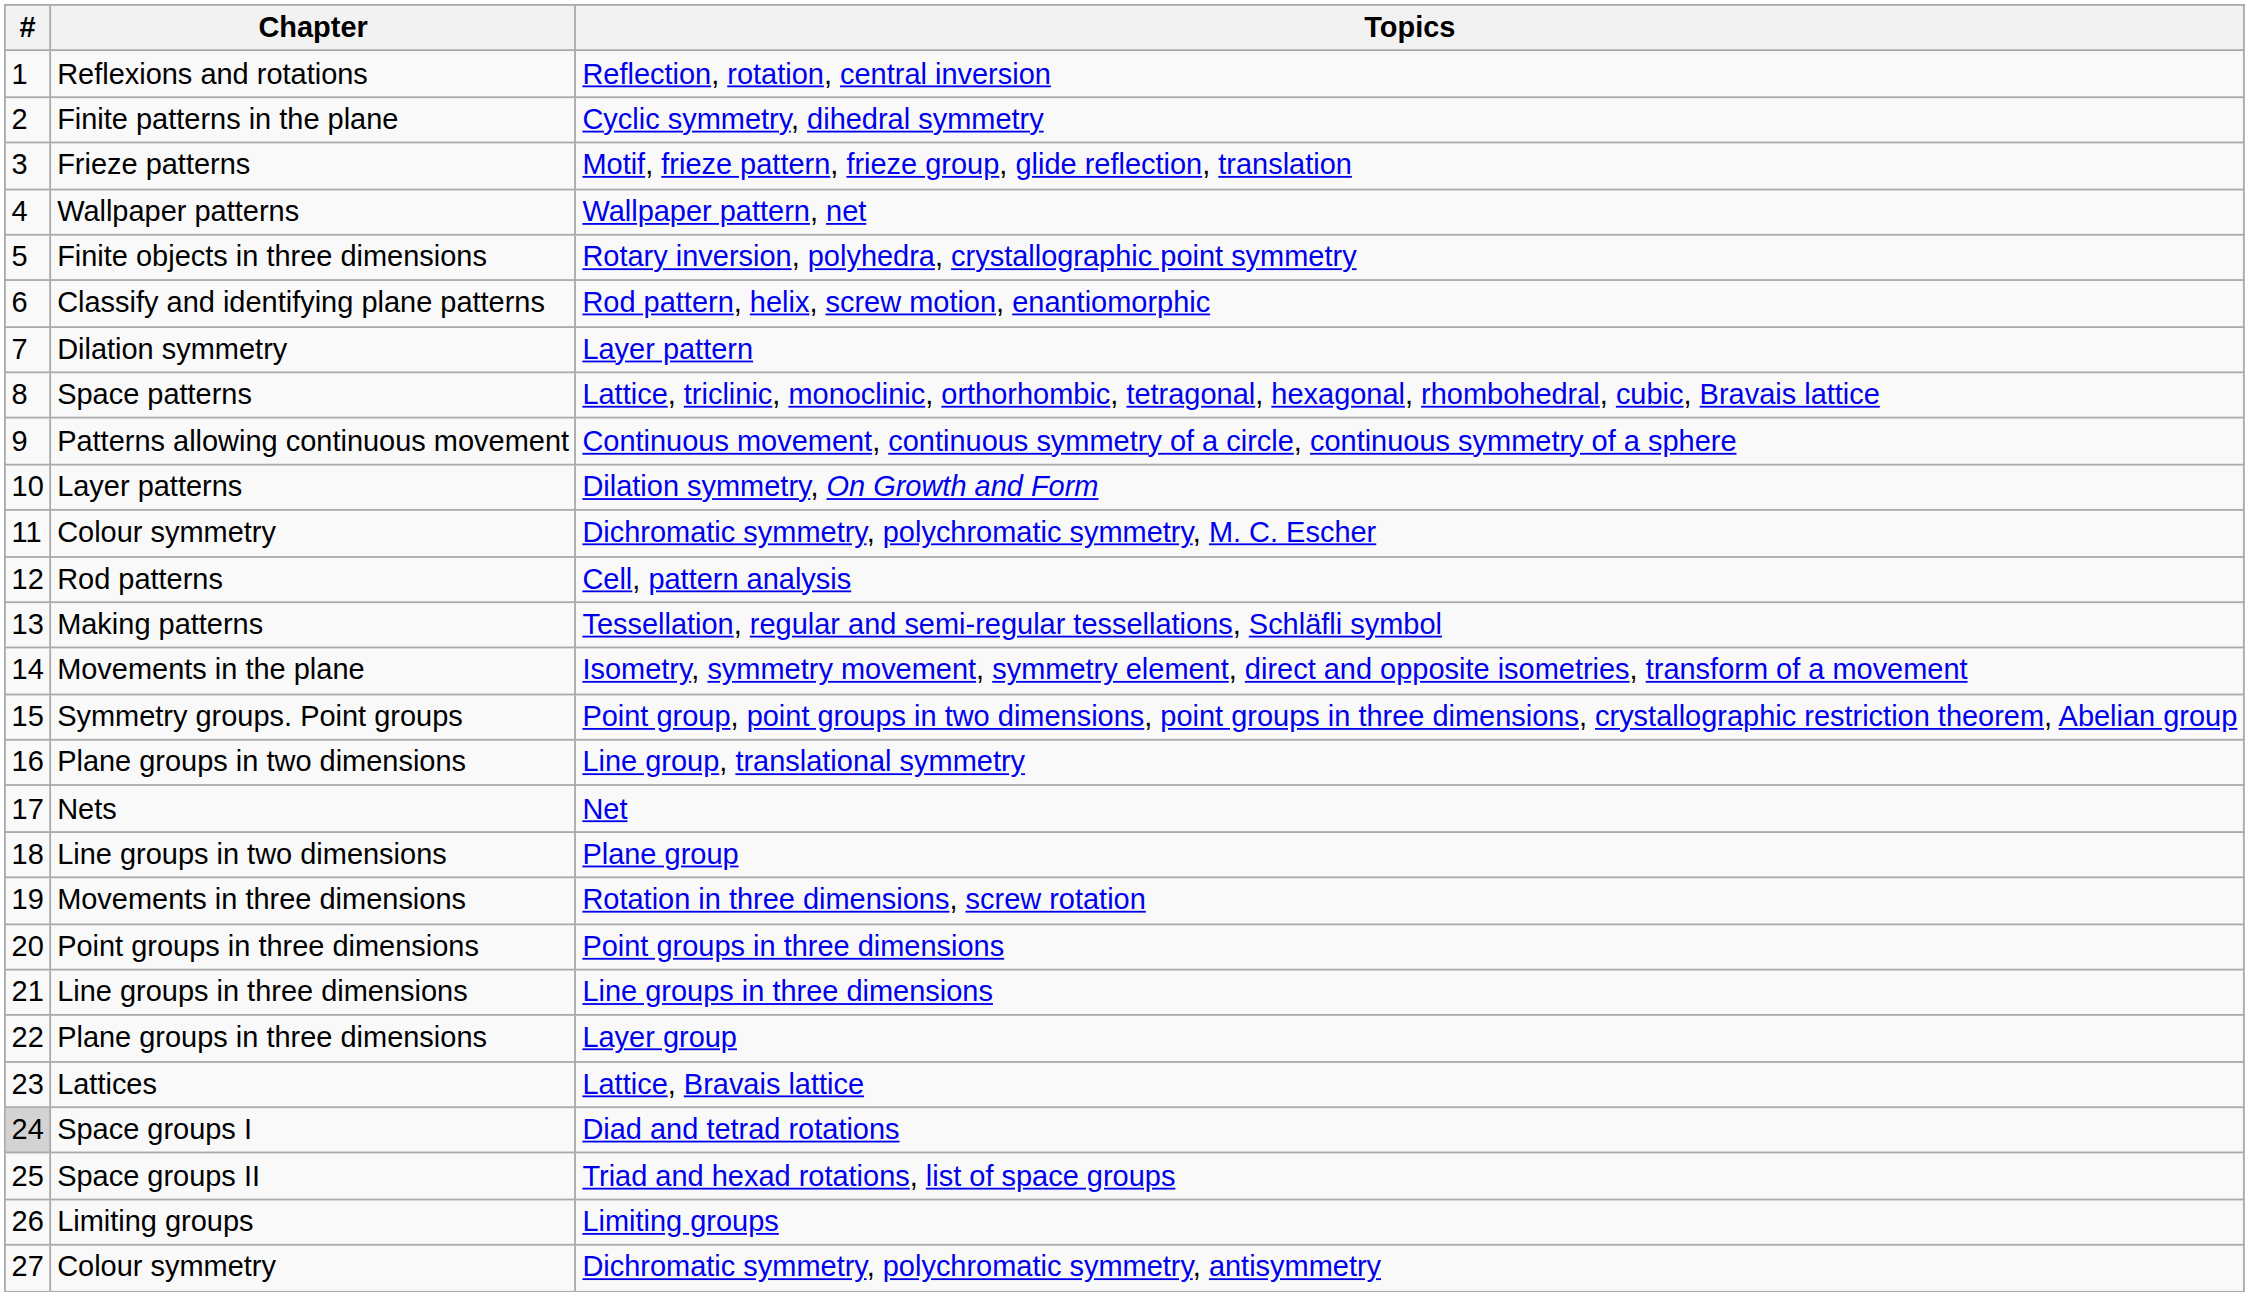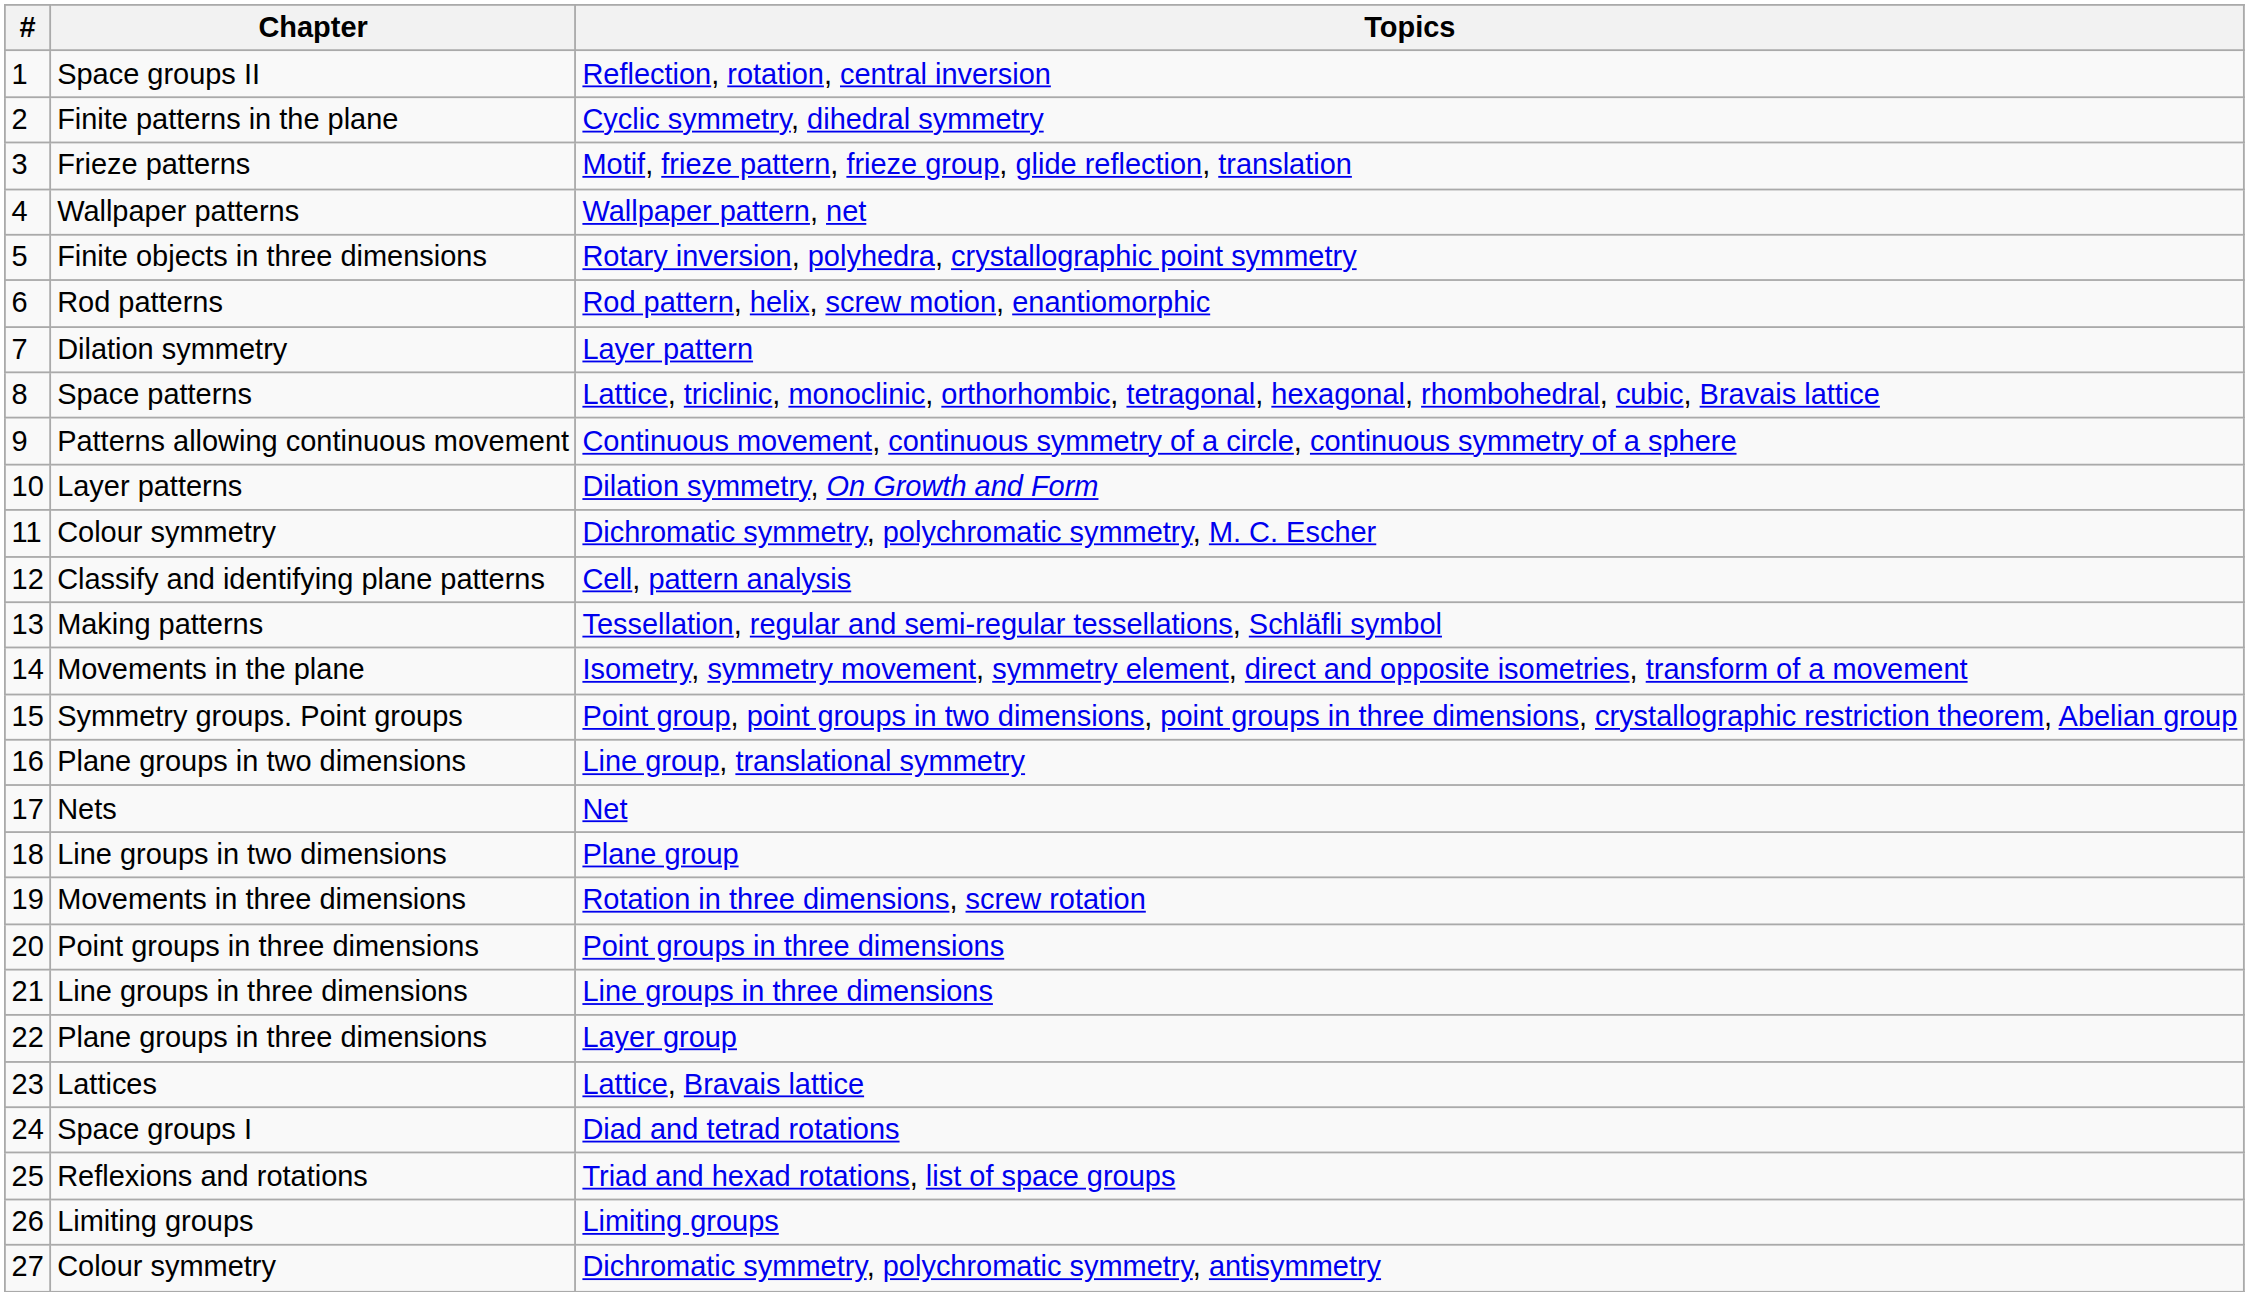(212, 73) Reflexions and rotations -> (159, 73) Space groups II
(301, 303) Classify and identifying plane patterns -> (140, 303) Rod patterns
(140, 578) Rod patterns -> (301, 578) Classify and identifying plane patterns
(28, 1129) lightgrey background -> (28, 1129) no background
(159, 1175) Space groups II -> (212, 1175) Reflexions and rotations
